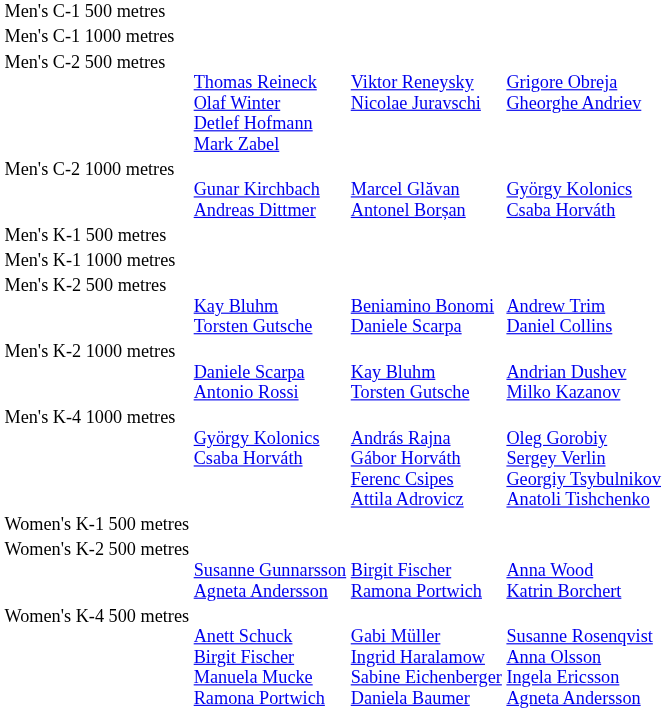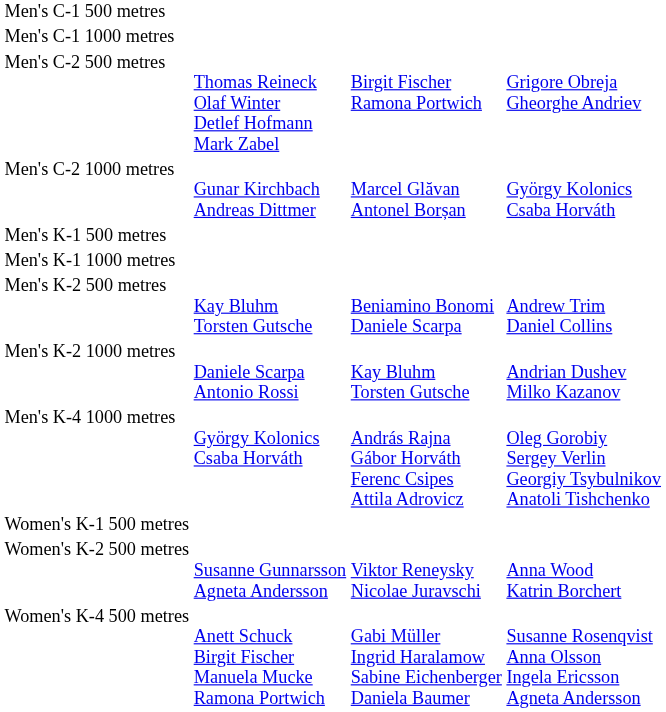(416, 92) Viktor Reneysky Nicolae Juravschi -> (416, 92) Birgit Fischer Ramona Portwich
(416, 580) Birgit Fischer Ramona Portwich -> (416, 580) Viktor Reneysky Nicolae Juravschi
